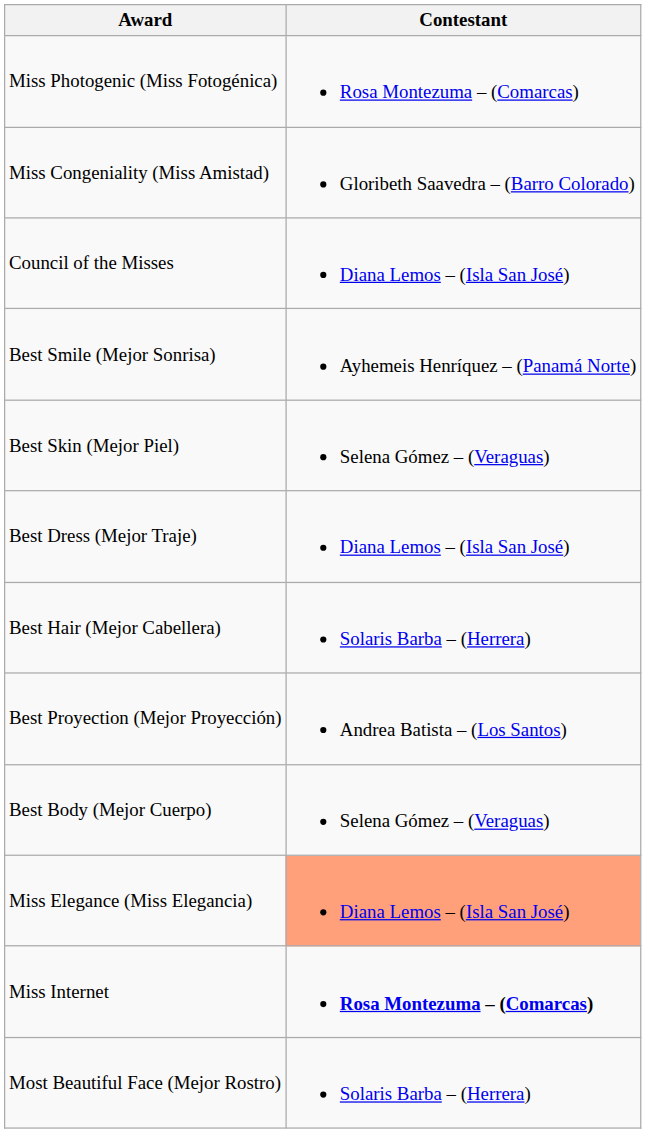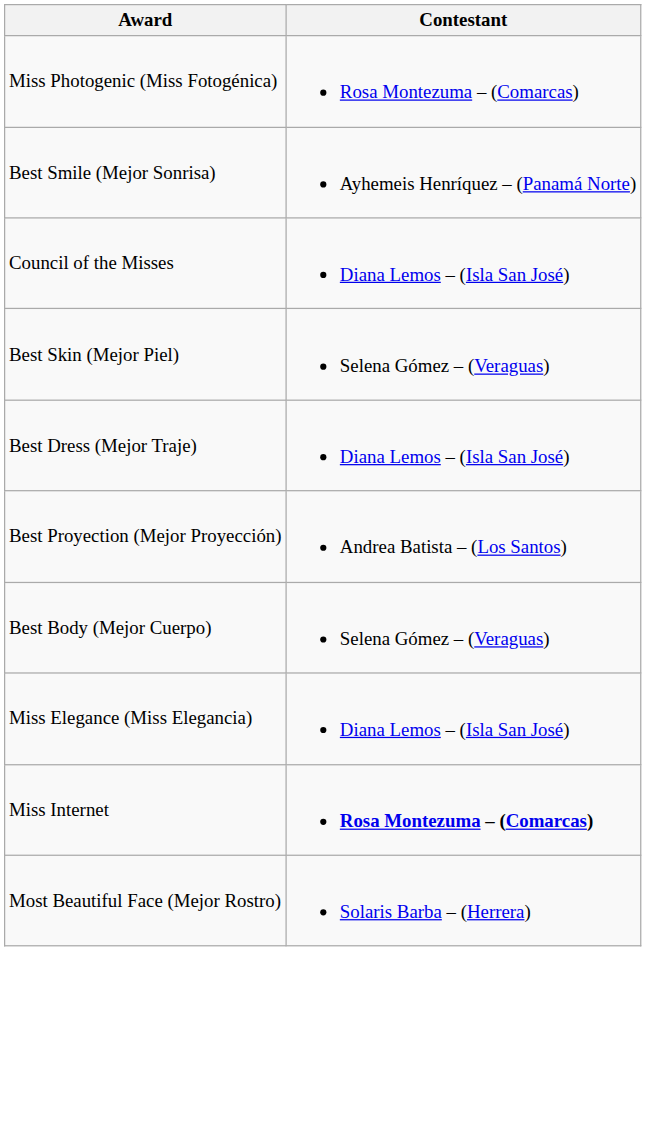- row: (139, 172)
rows swapped: (91, 263) <-> (112, 354)
- row: (115, 627)
(463, 912) lightsalmon background -> (463, 730) no background
